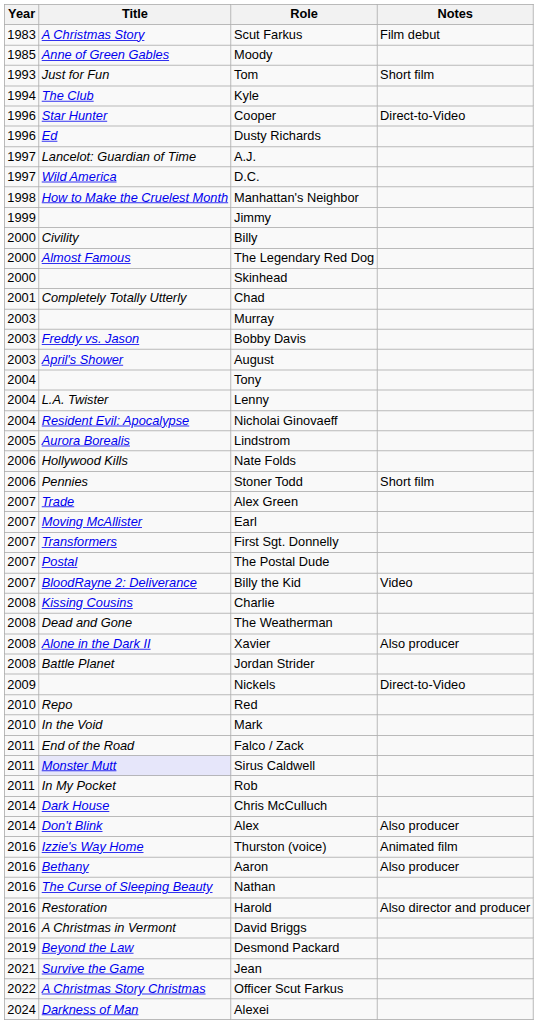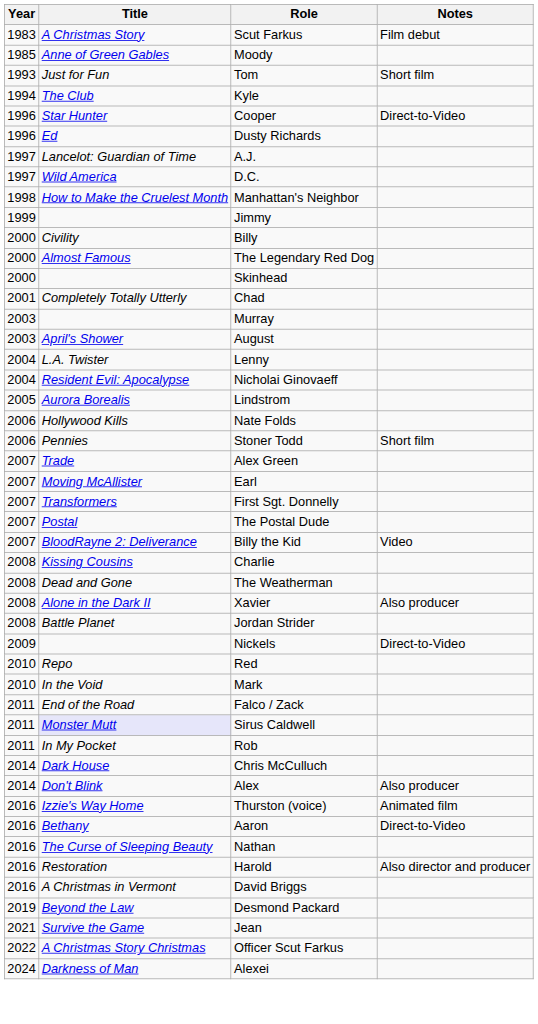- row: (270, 339)
- row: (248, 380)
(420, 867) Also producer -> (423, 826) Direct-to-Video
